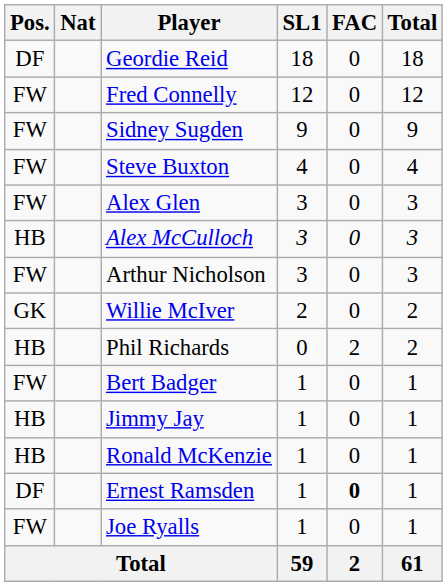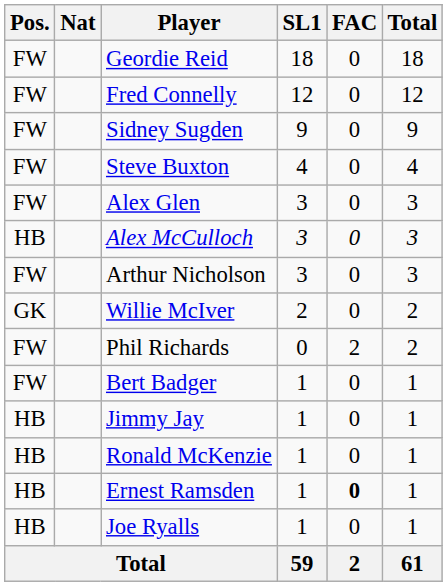(30, 58) DF -> (30, 58) FW
(30, 346) HB -> (30, 346) FW
(30, 490) DF -> (30, 490) HB
(30, 526) FW -> (30, 526) HB
